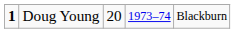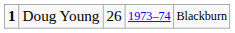(114, 16) 20 -> (114, 16) 26
